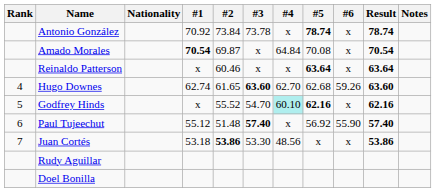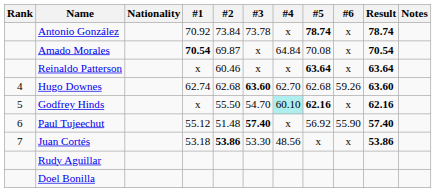(228, 87) 61.65 -> (228, 87) 62.68
(228, 105) 55.52 -> (228, 105) 55.50
